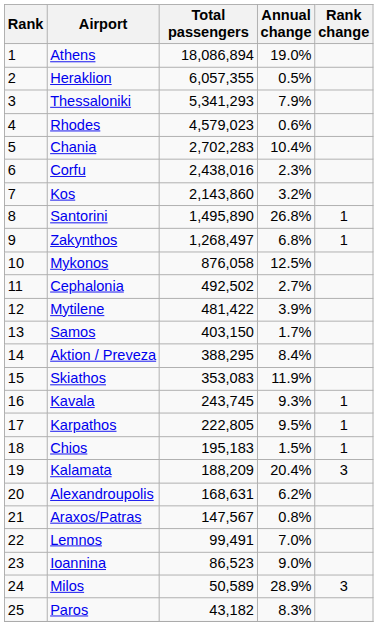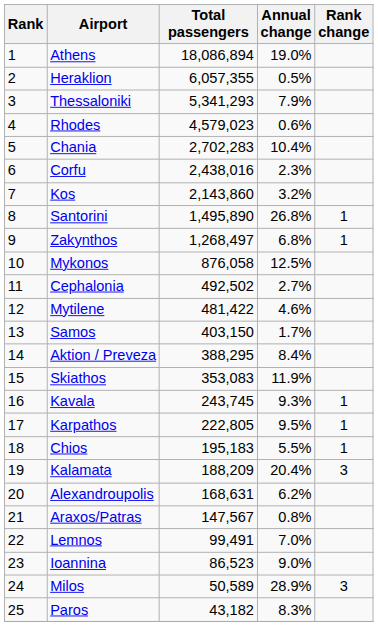(295, 309) 3.9% -> (295, 309) 4.6%
(295, 448) 1.5% -> (295, 448) 5.5%
